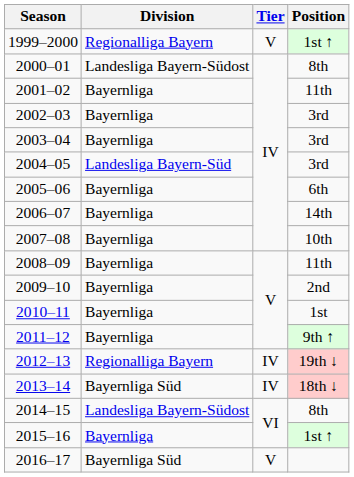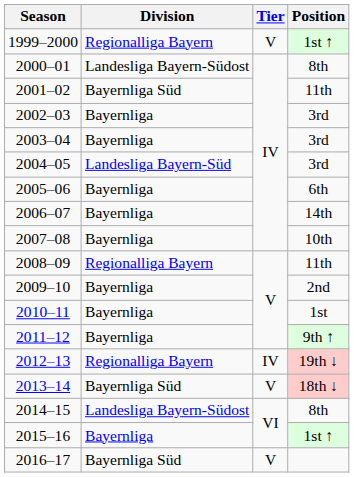(119, 90) Bayernliga -> (133, 90) Bayernliga Süd
(119, 262) Bayernliga -> (149, 262) Regionalliga Bayern
(270, 386) IV -> (271, 386) V
